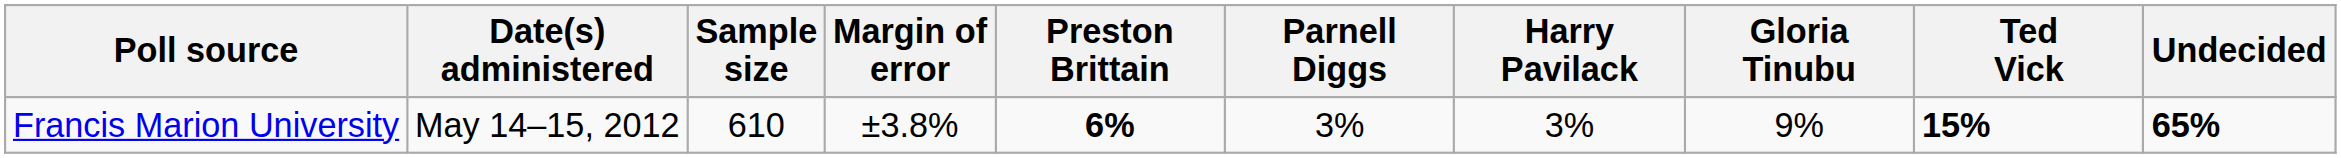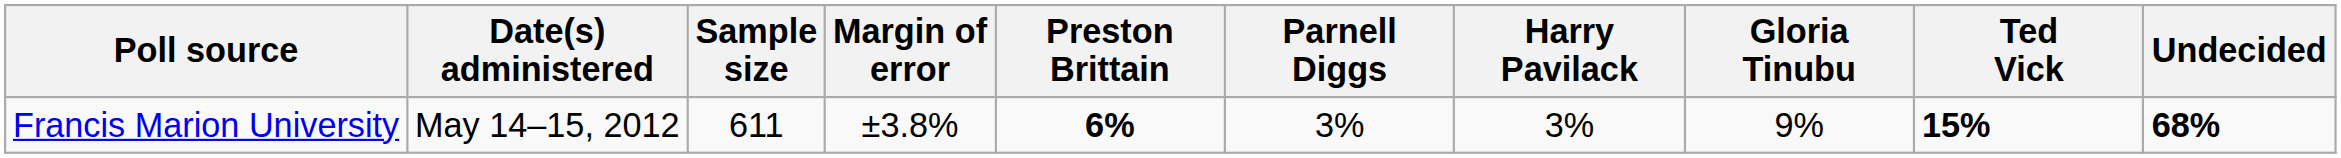(756, 124) 610 -> (756, 124) 611
(2186, 124) 65% -> (2186, 124) 68%
